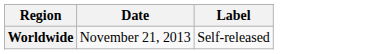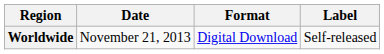+ column: (247, 15)
